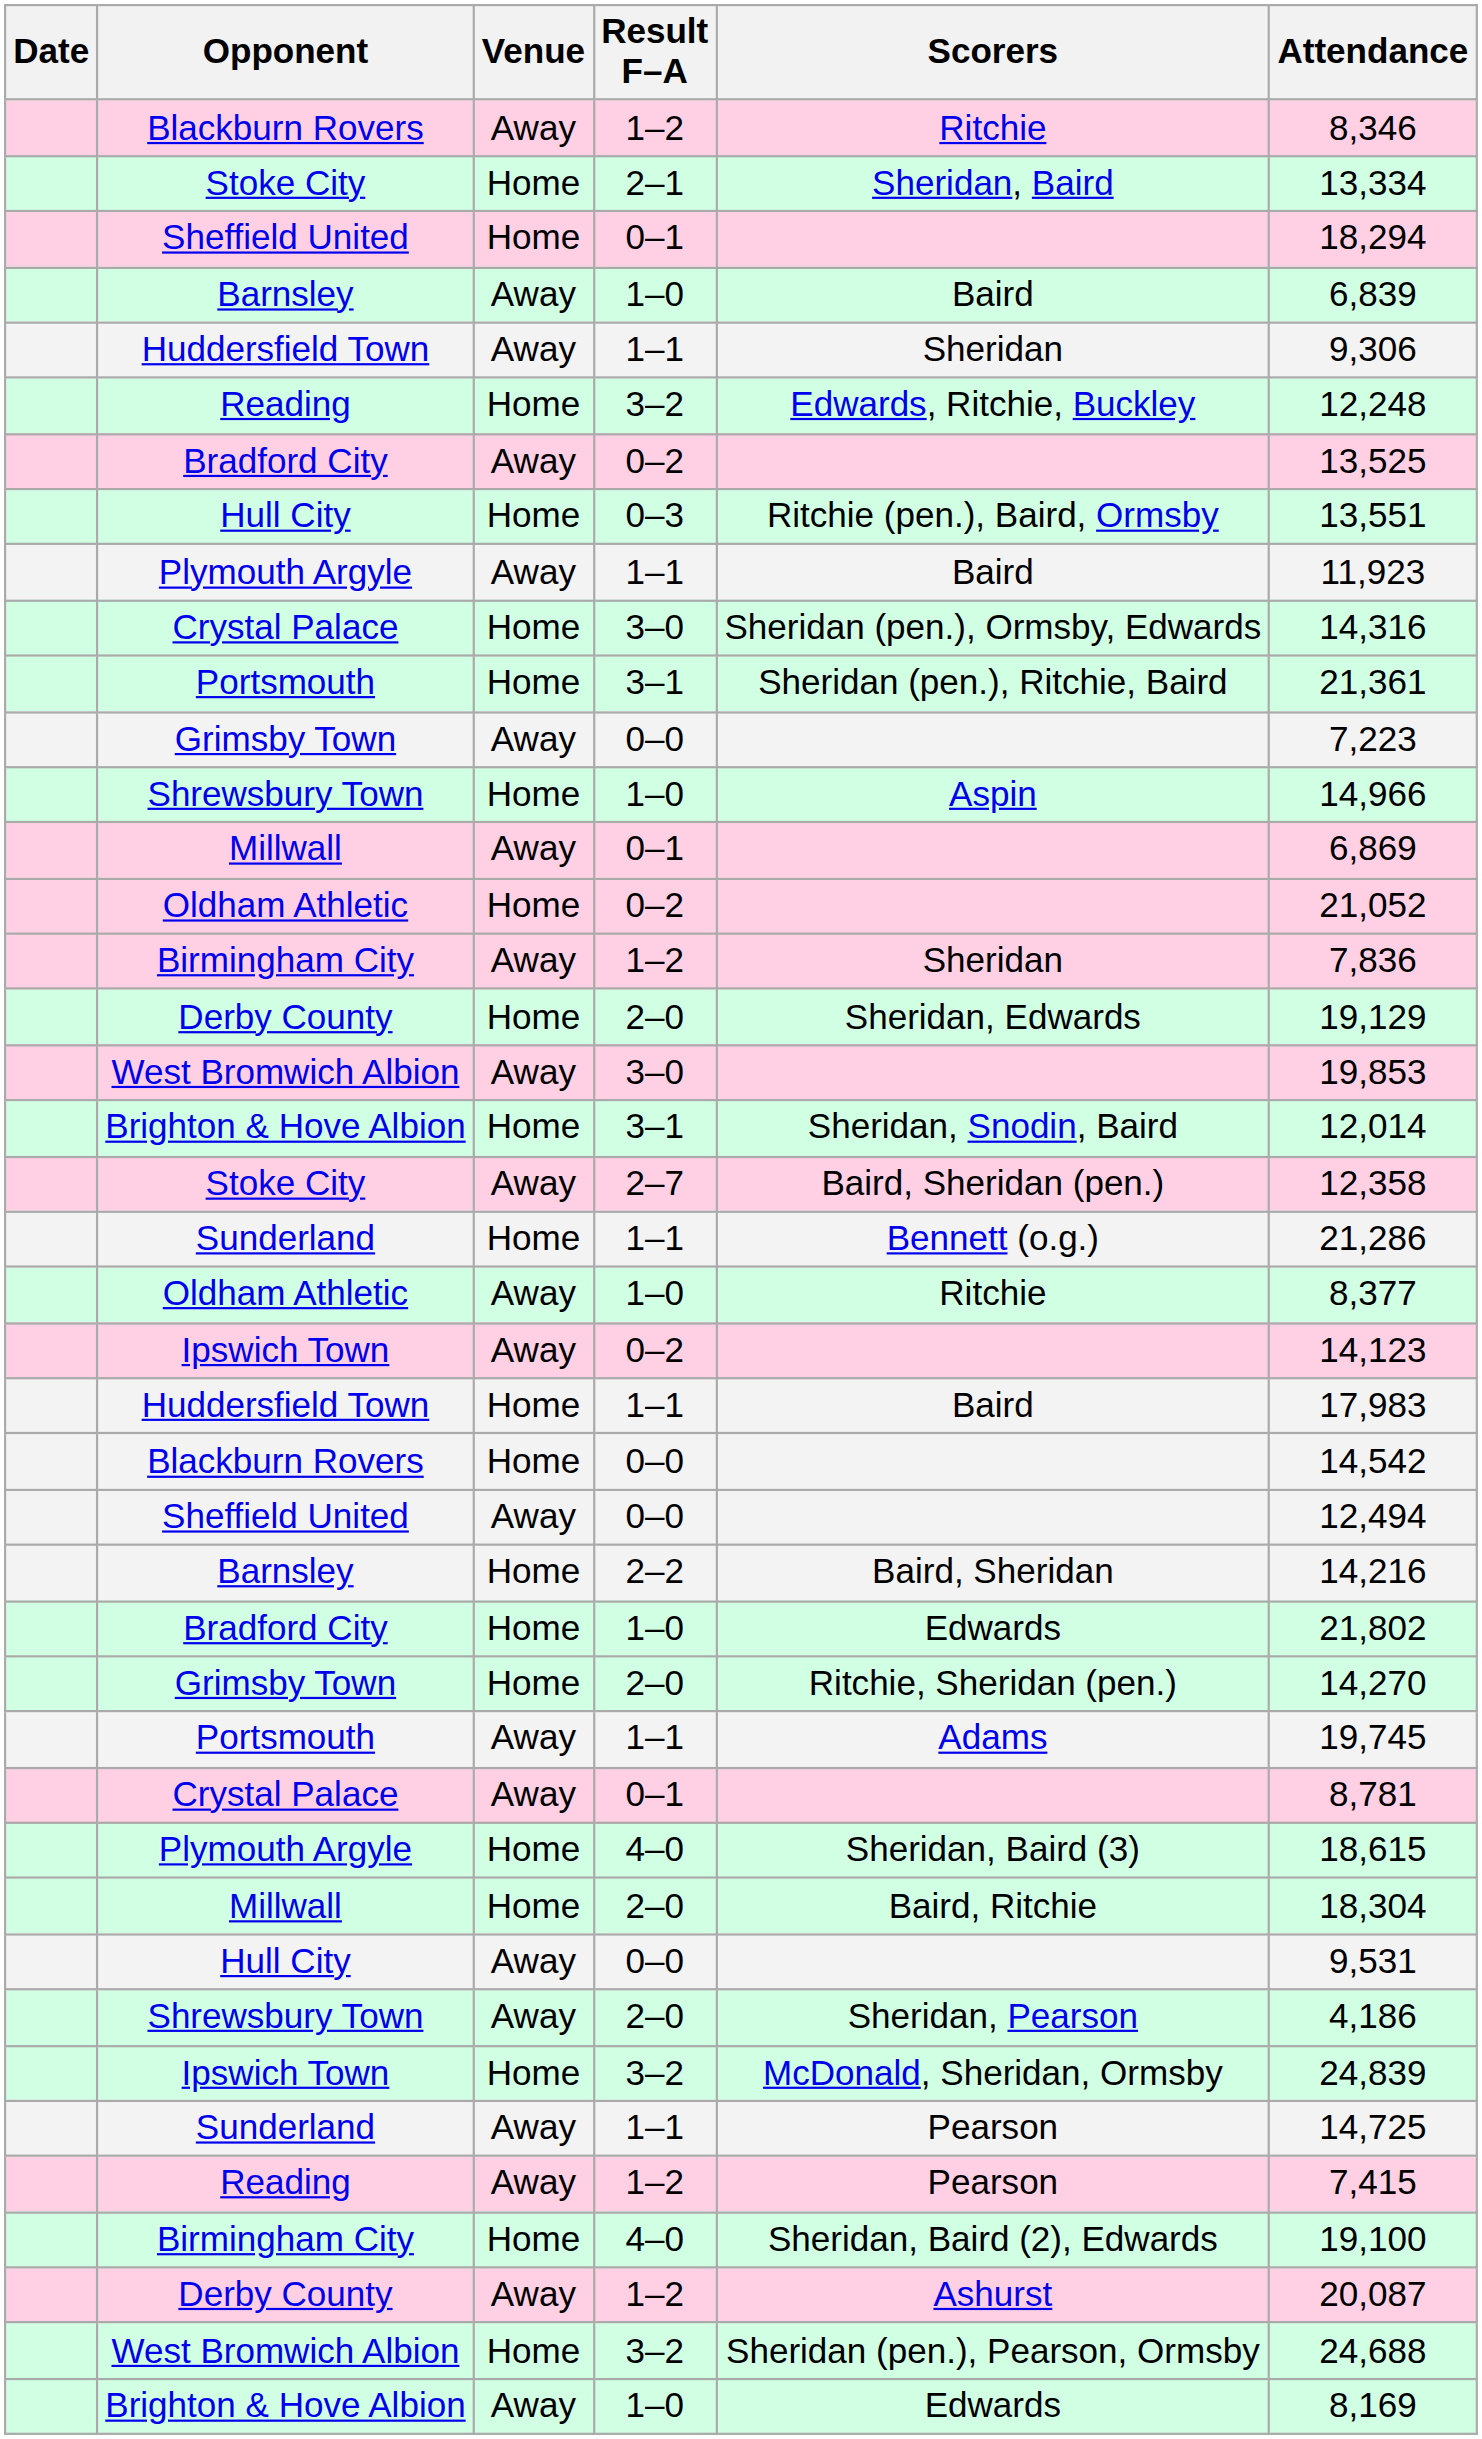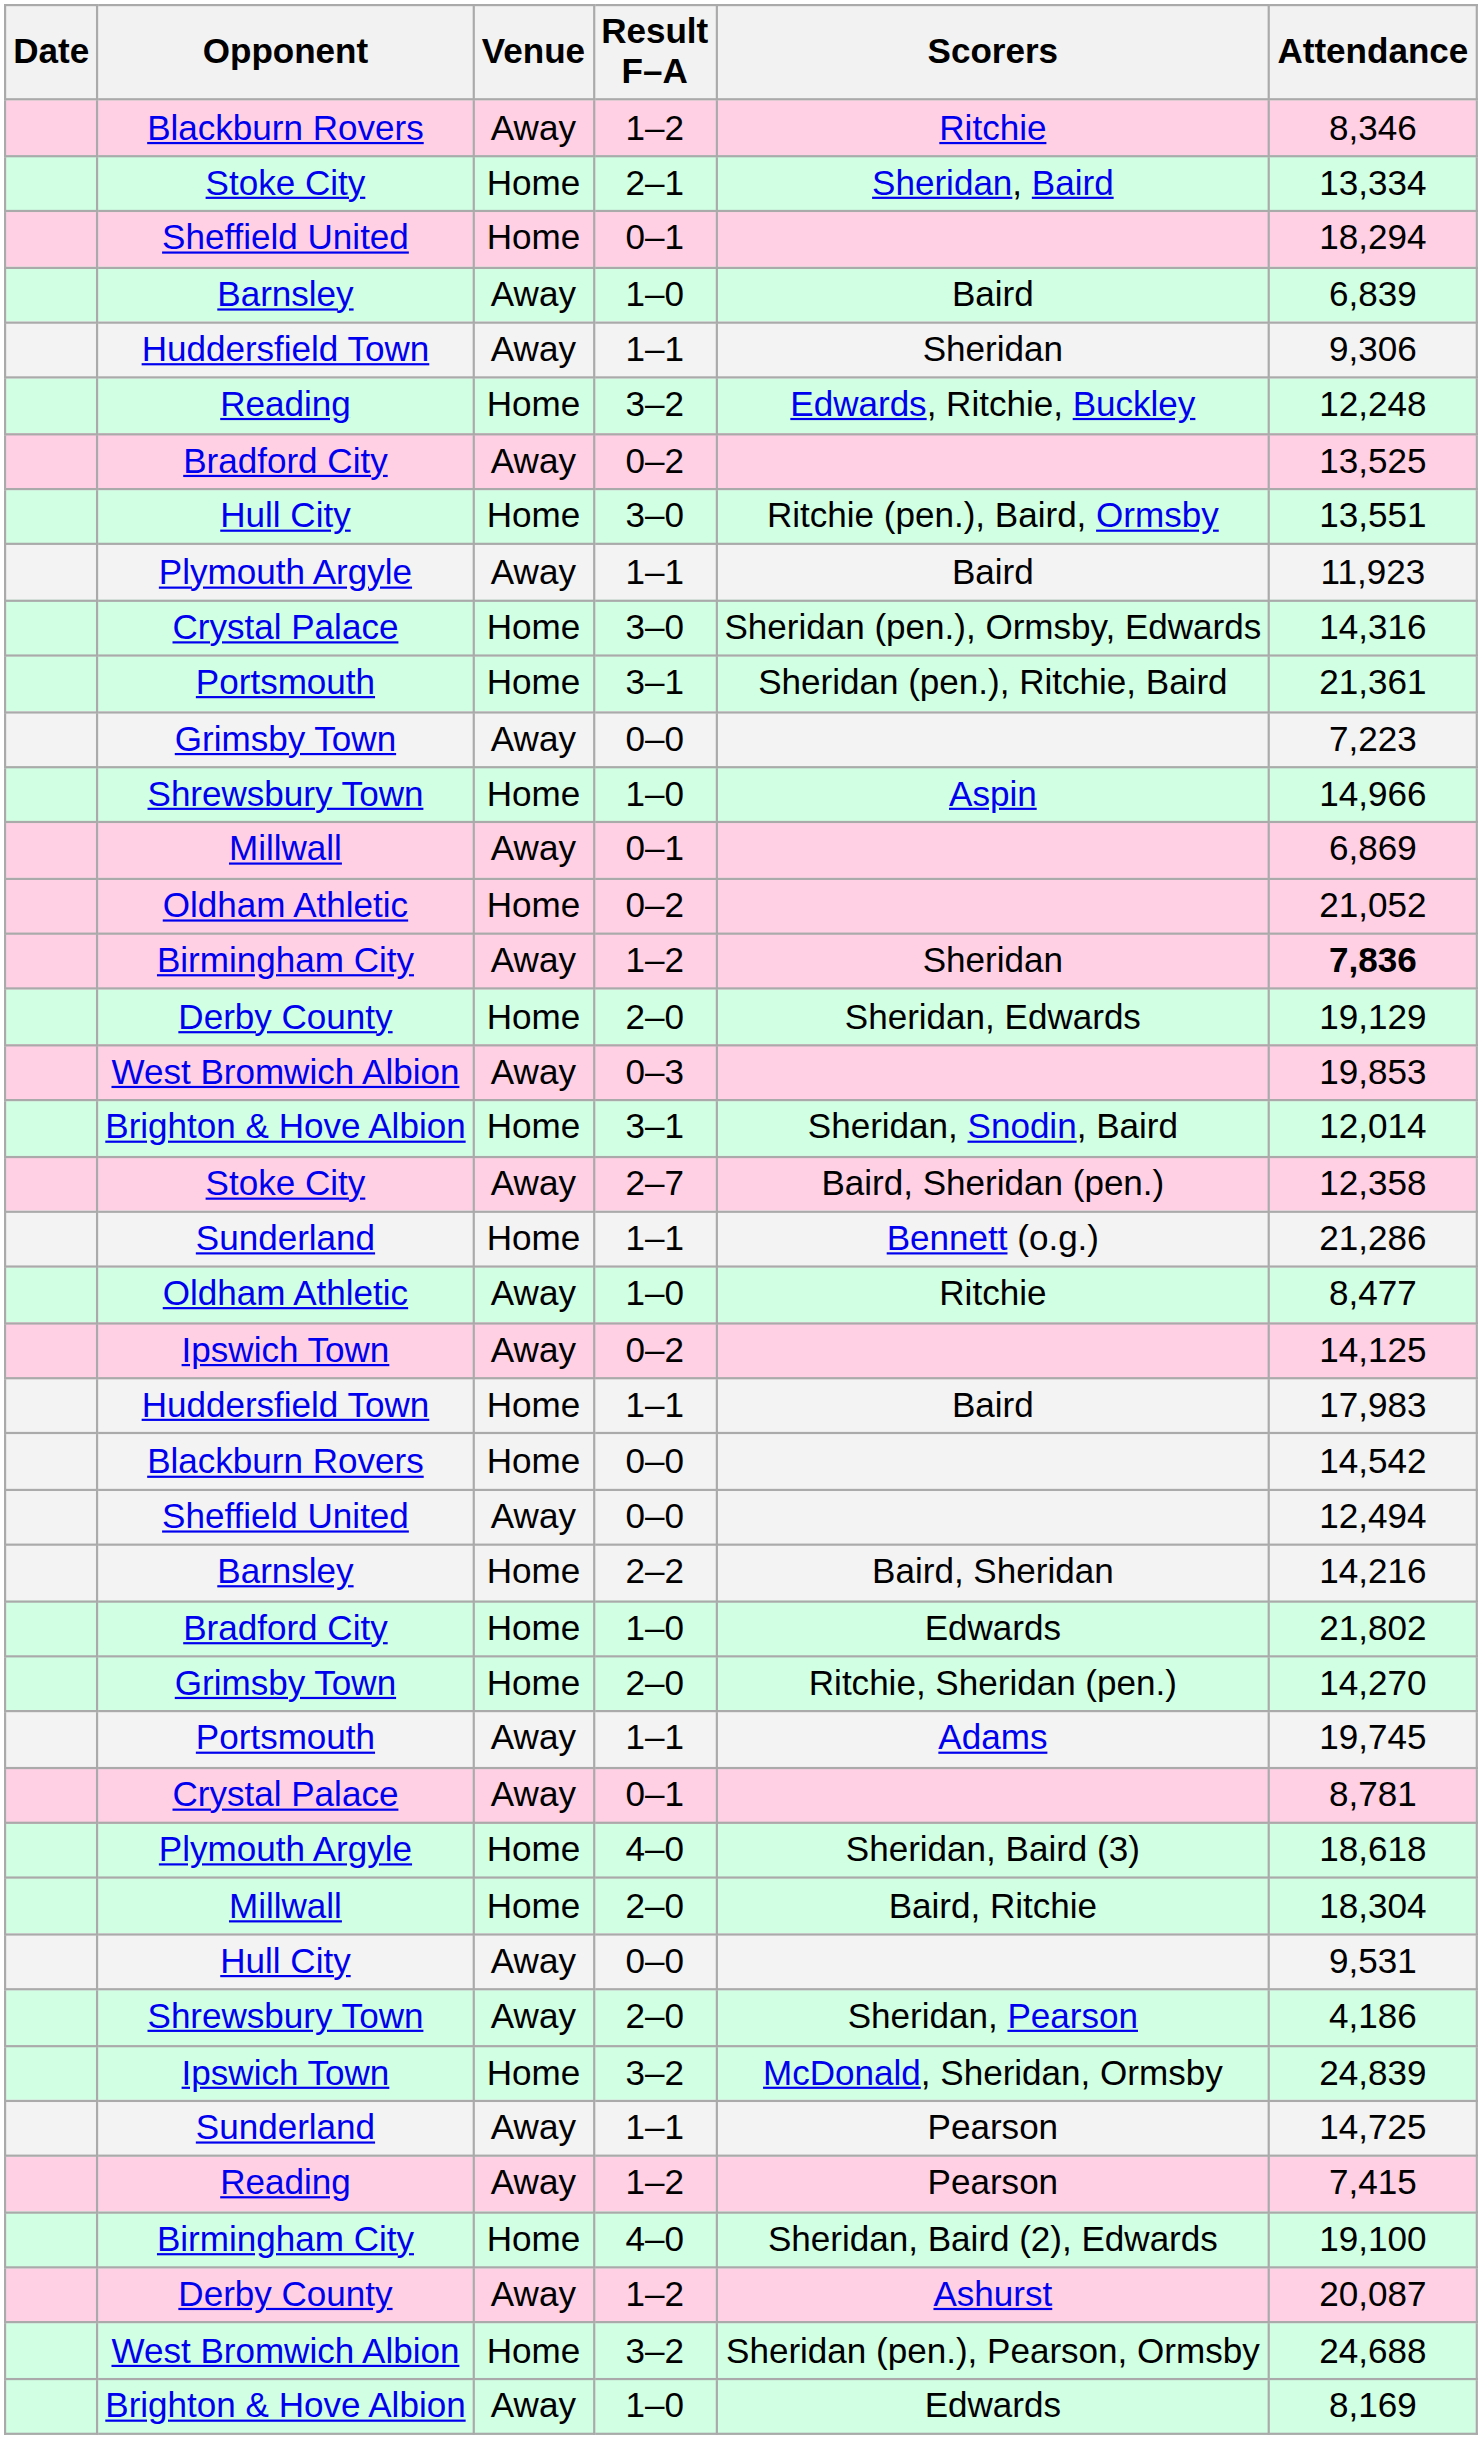(655, 516) 0–3 -> (655, 516) 3–0
(1373, 960) normal -> (1373, 960) bold
(655, 1071) 3–0 -> (655, 1071) 0–3
(1373, 1294) 8,377 -> (1373, 1294) 8,477
(1373, 1349) 14,123 -> (1373, 1349) 14,125
(1373, 1849) 18,615 -> (1373, 1849) 18,618
